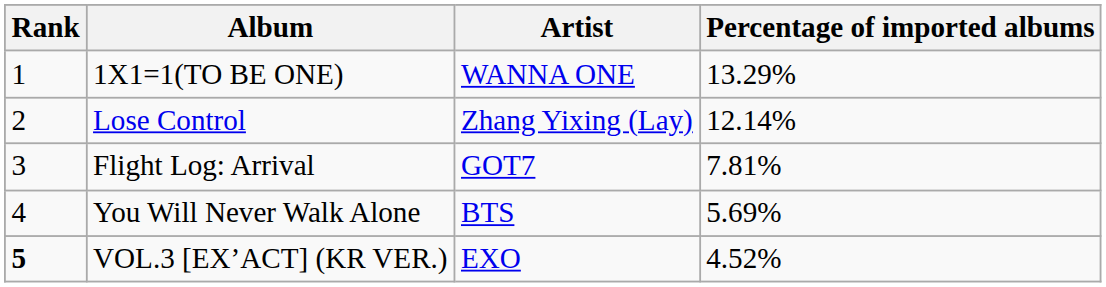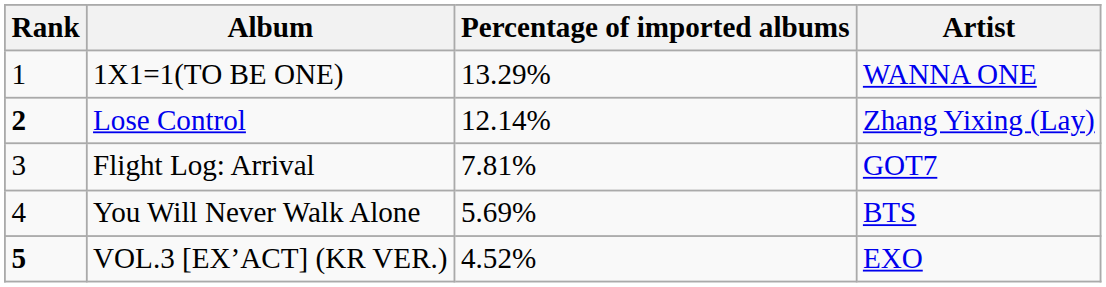columns swapped: (577, 27) <-> (900, 27)
(19, 119) normal -> (19, 119) bold
